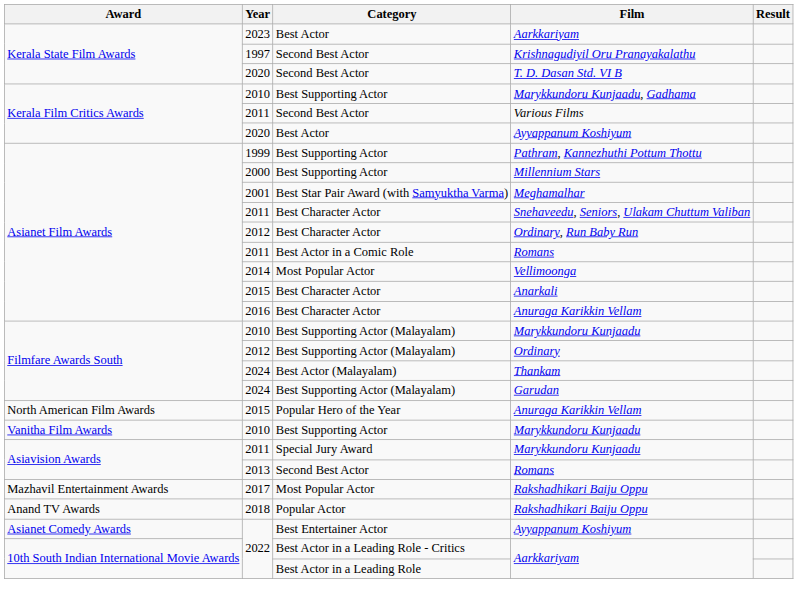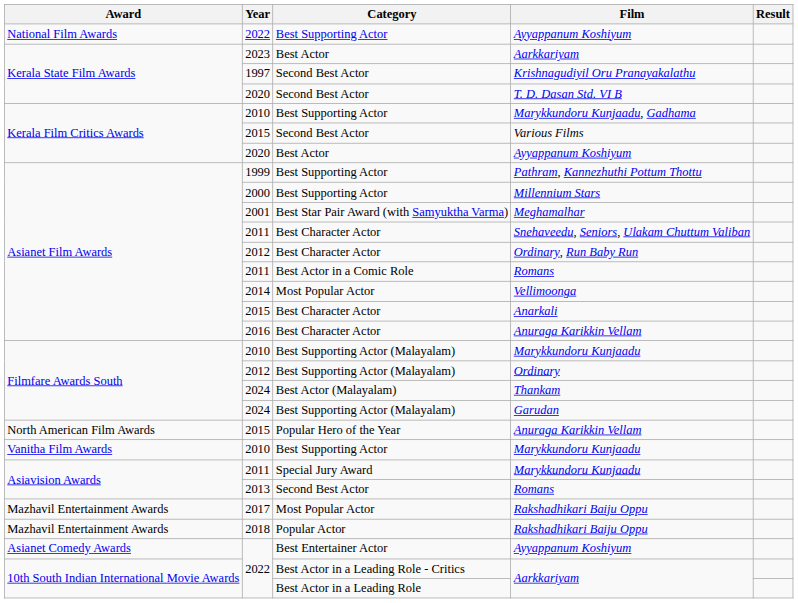+ row: (332, 34)
(257, 113) 2011 -> (258, 133) 2015
(54, 509) Anand TV Awards -> (88, 529) Mazhavil Entertainment Awards
